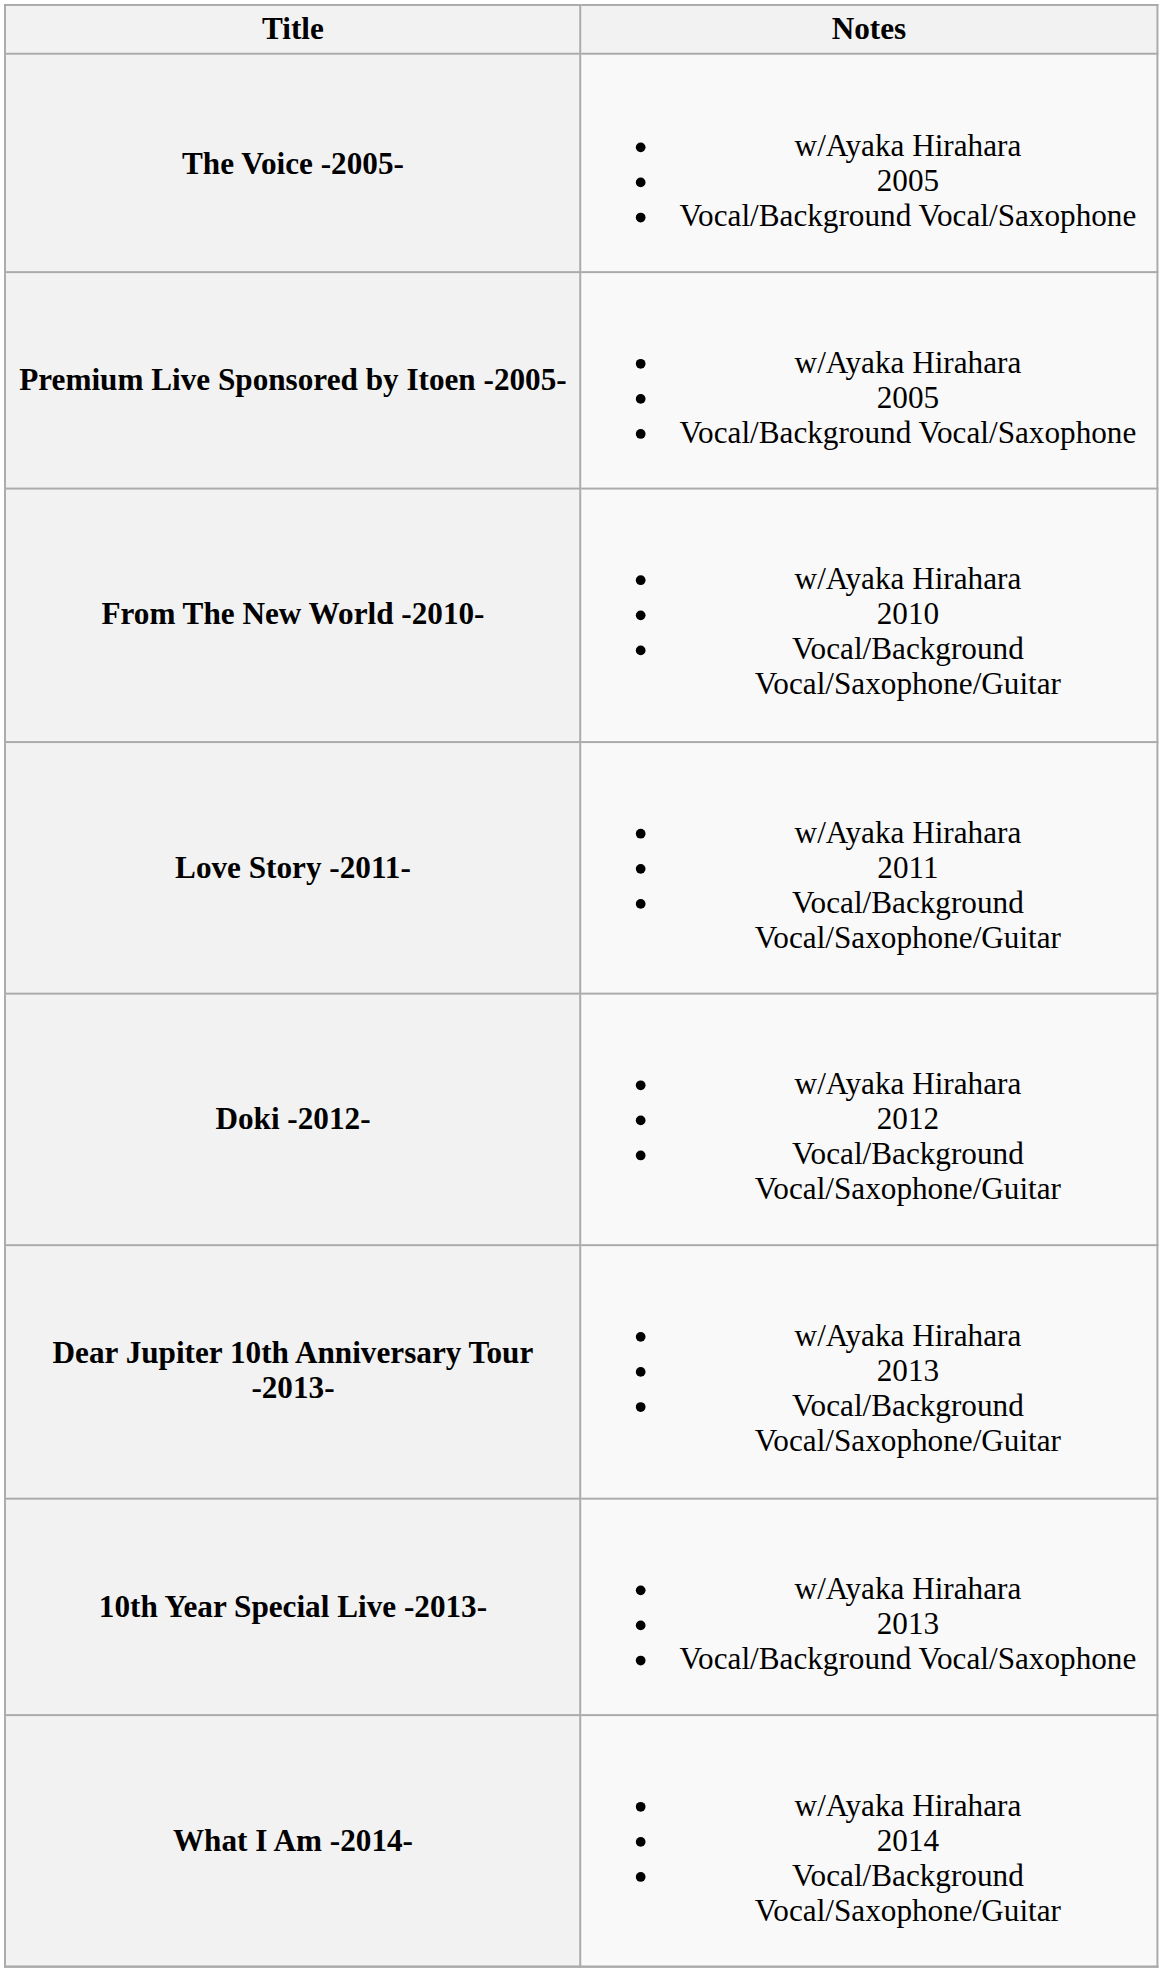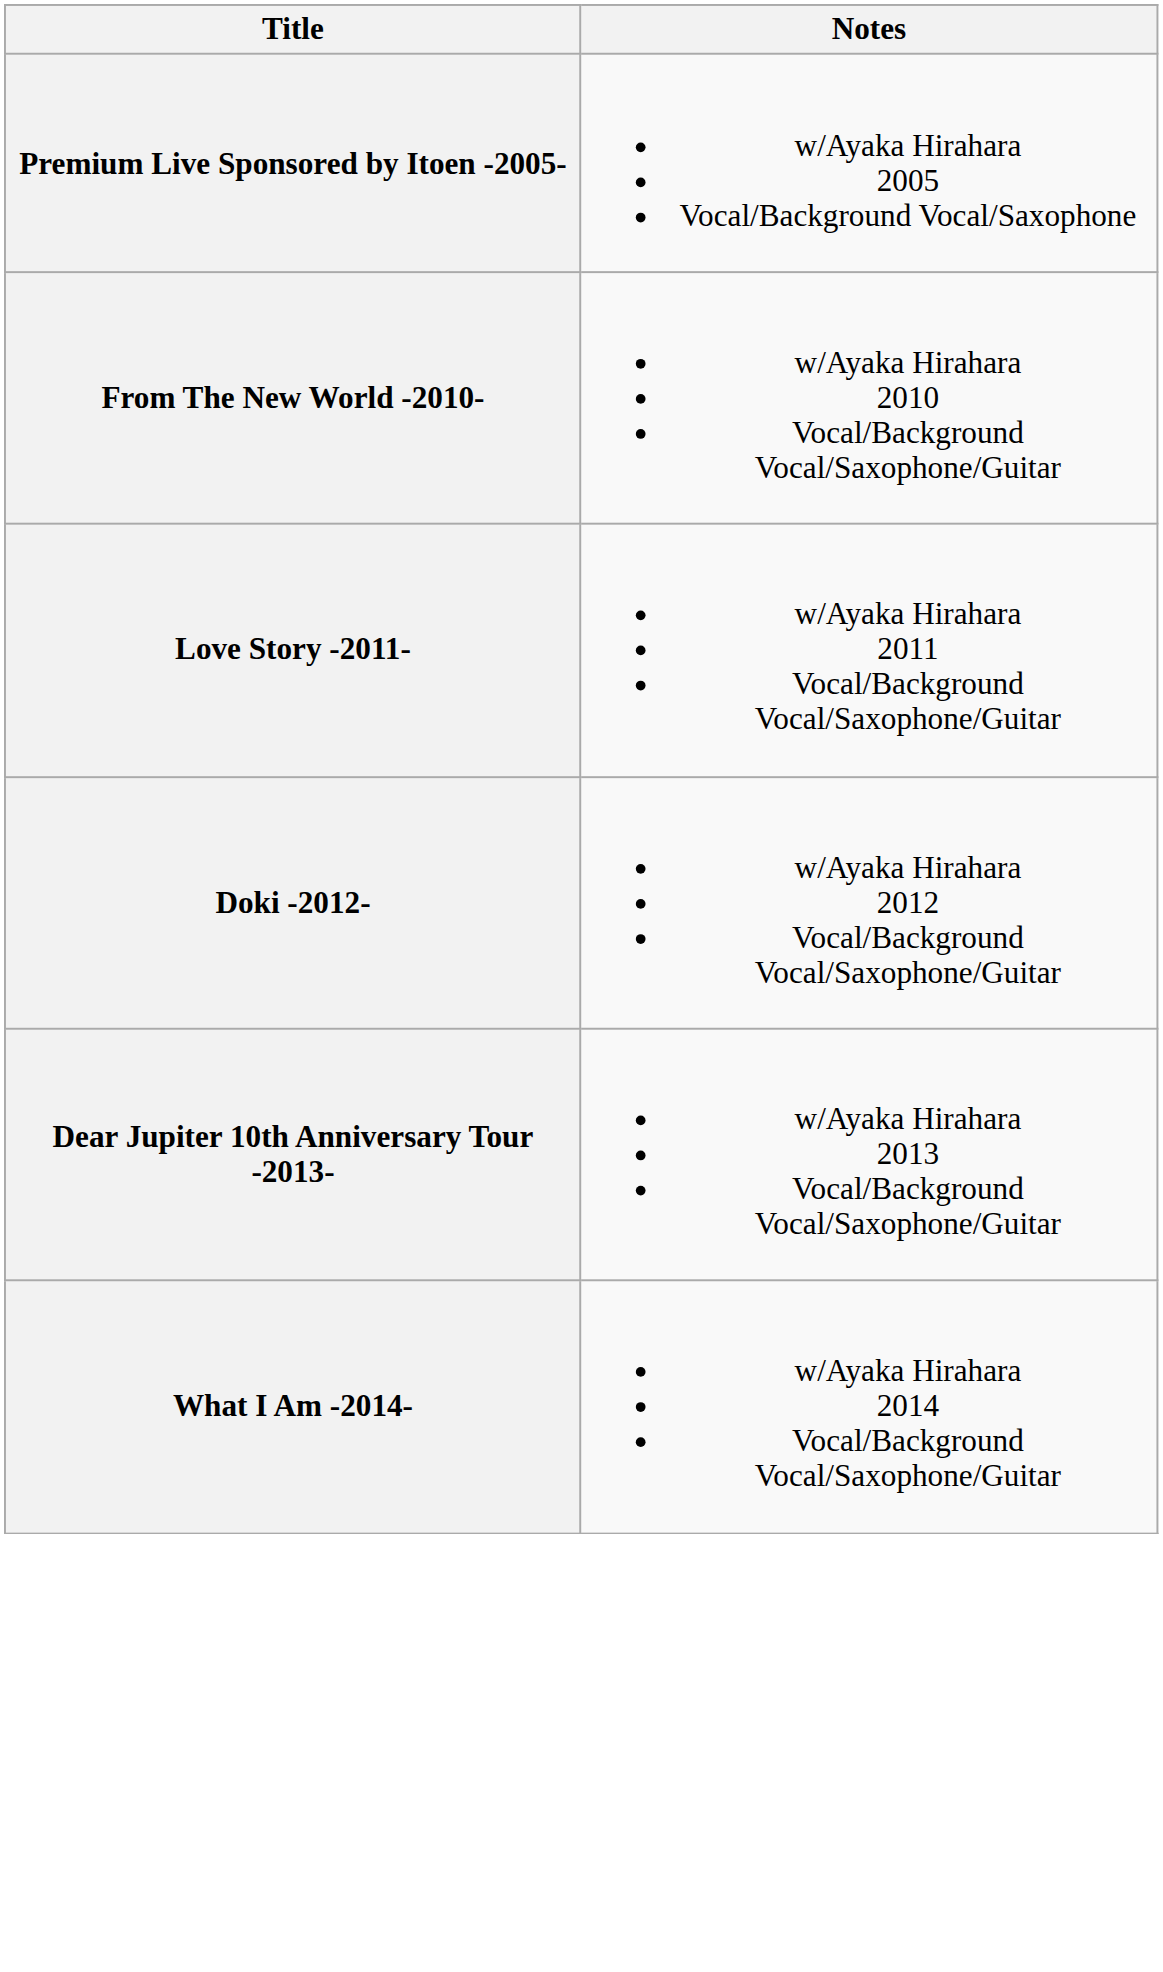- row: (293, 162)
- row: (293, 1606)
